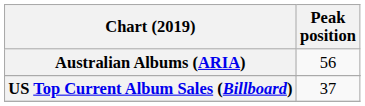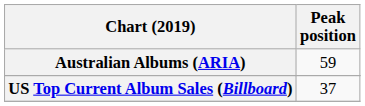(328, 62) 56 -> (328, 62) 59
